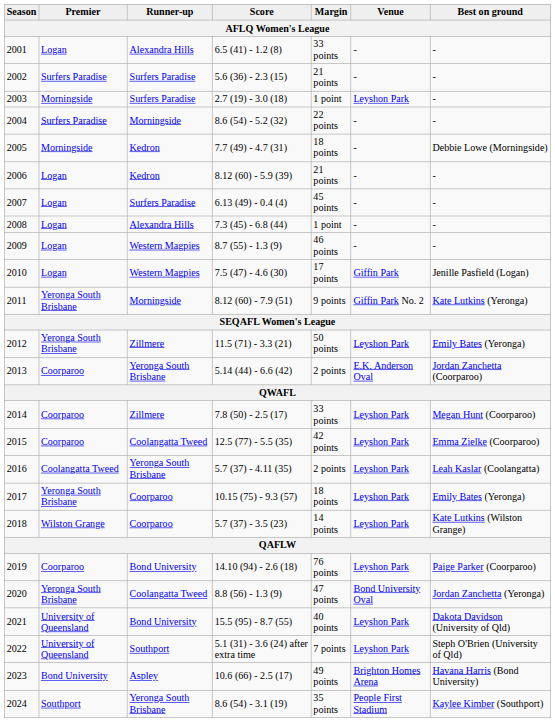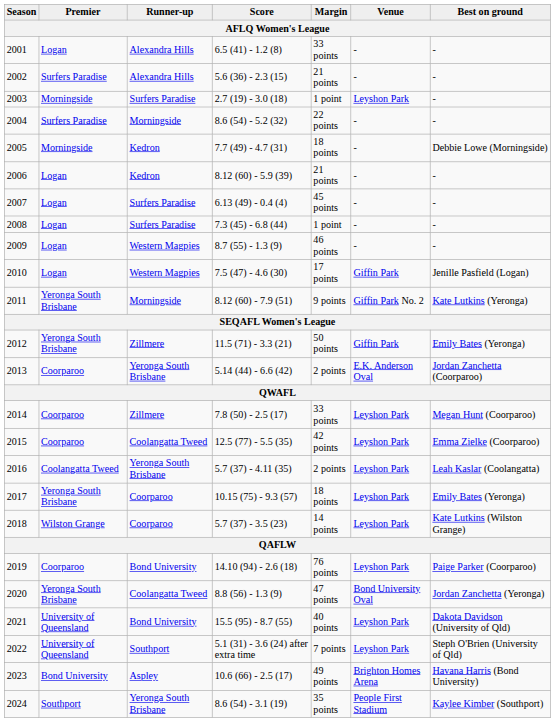(162, 77) Surfers Paradise -> (162, 77) Alexandra Hills
(162, 224) Alexandra Hills -> (162, 224) Surfers Paradise
(381, 344) Leyshon Park -> (376, 344) Giffin Park
